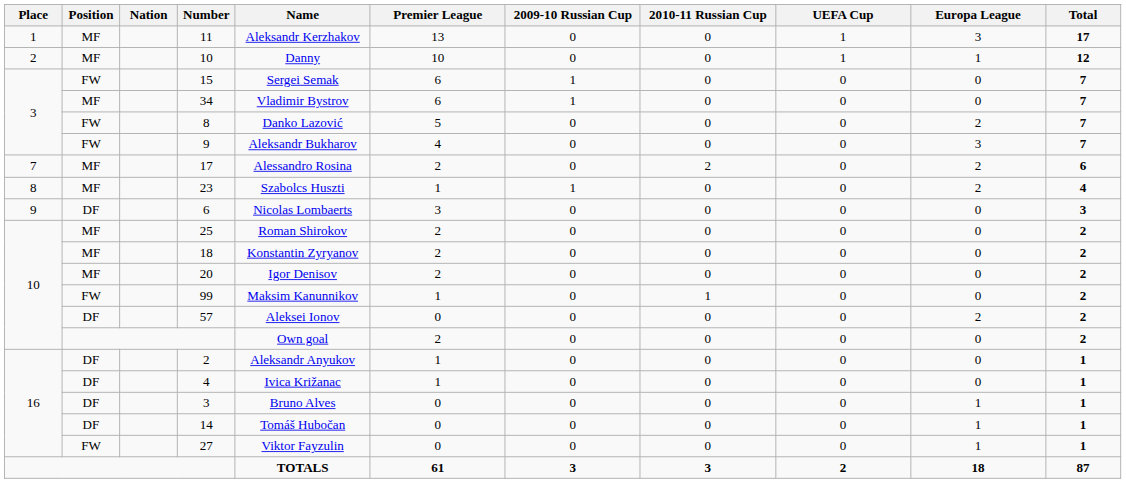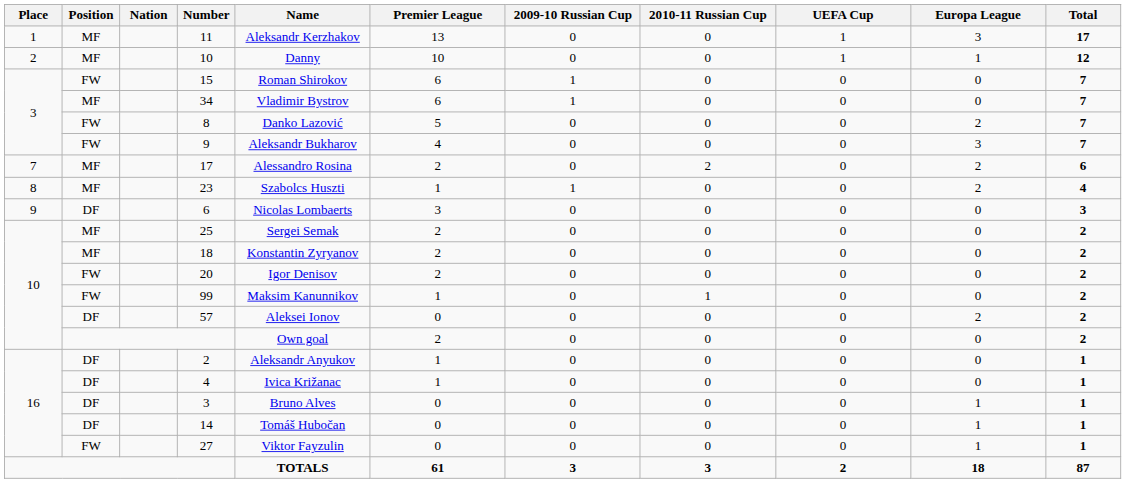(303, 80) Sergei Semak -> (303, 80) Roman Shirokov
(303, 231) Roman Shirokov -> (303, 231) Sergei Semak
(91, 274) MF -> (91, 274) FW
